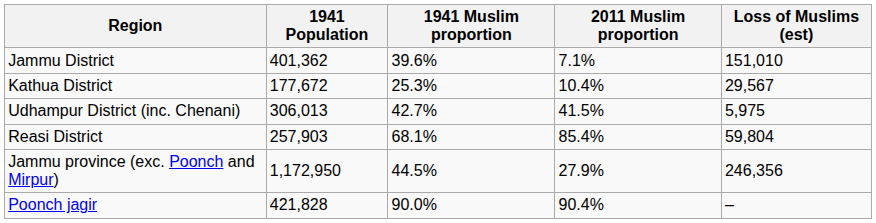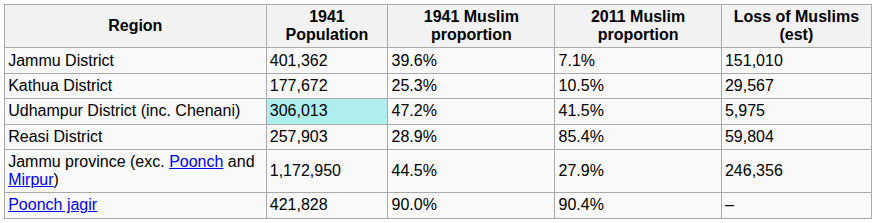(581, 85) 10.4% -> (581, 85) 10.5%
(299, 111) no background -> (299, 111) paleturquoise background
(414, 111) 42.7% -> (414, 111) 47.2%
(414, 136) 68.1% -> (414, 136) 28.9%
